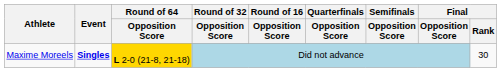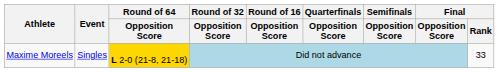(93, 56) bold -> (92, 56) normal
(483, 56) 30 -> (481, 56) 33
